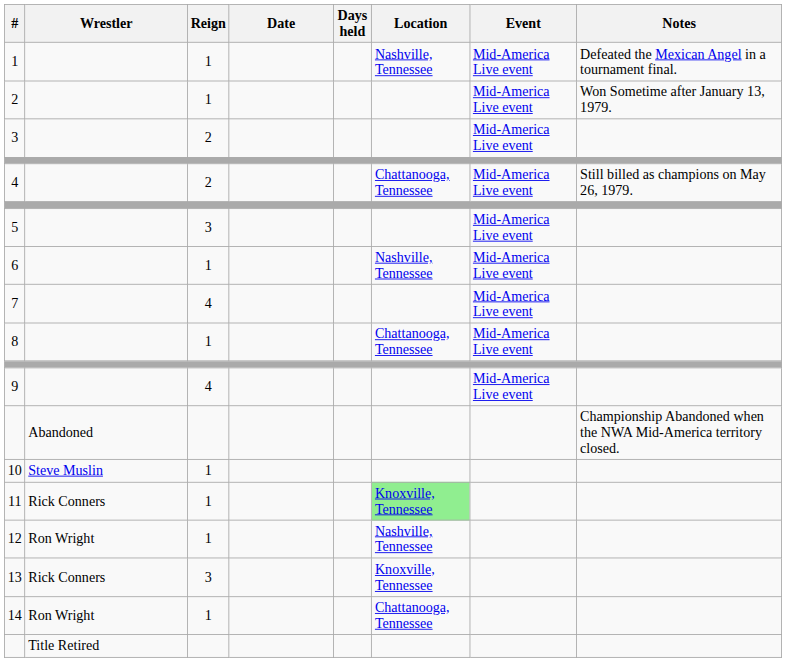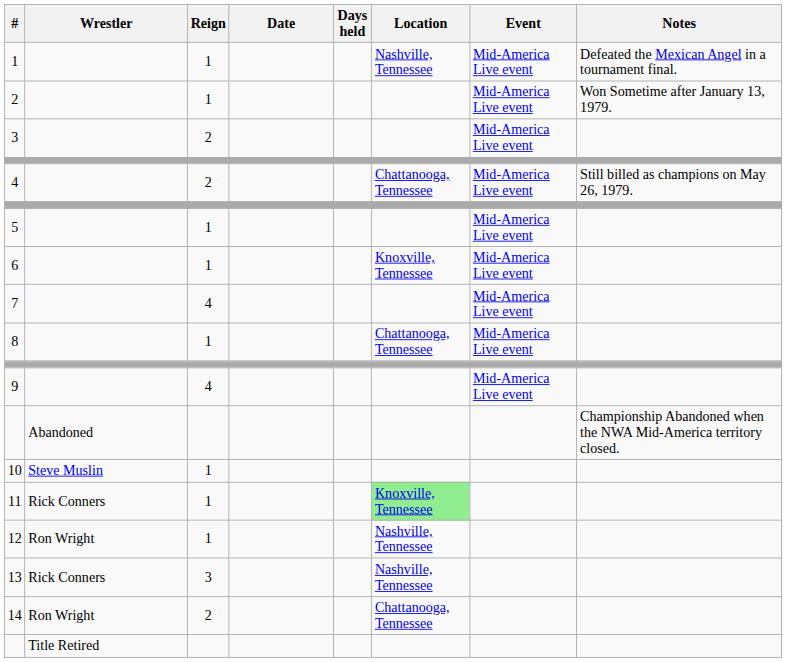(208, 227) 3 -> (208, 227) 1
(404, 265) Nashville, Tennessee -> (405, 265) Knoxville, Tennessee
(405, 577) Knoxville, Tennessee -> (404, 577) Nashville, Tennessee
(208, 615) 1 -> (208, 615) 2
